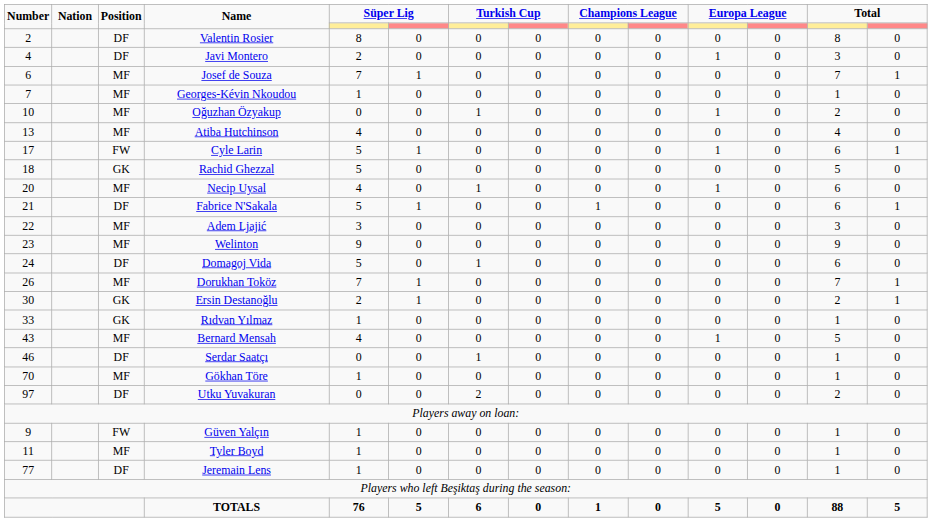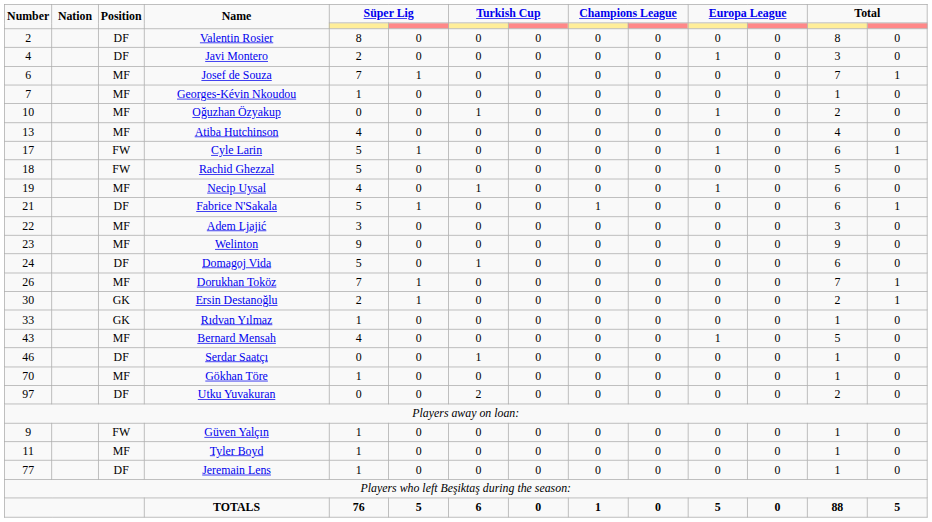(121, 169) GK -> (121, 169) FW
(28, 188) 20 -> (28, 188) 19
